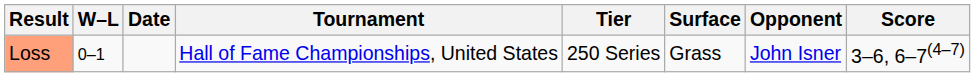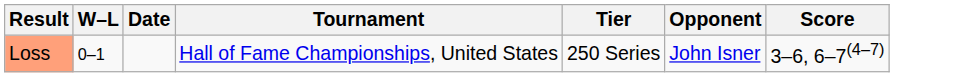- column: (705, 19)
